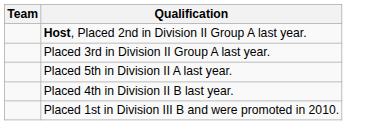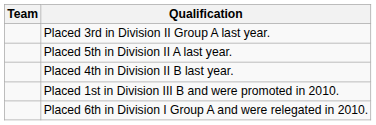- row: (175, 33)
+ row: (206, 110)
